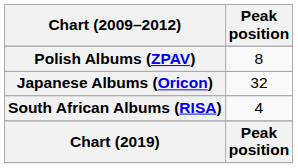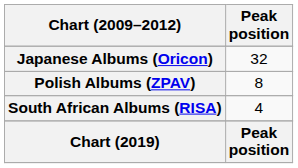rows swapped: (115, 83) <-> (115, 58)
